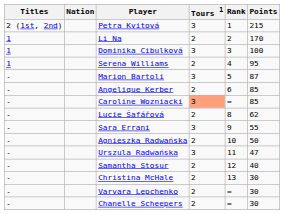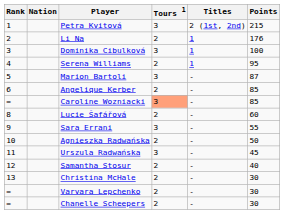columns swapped: (236, 12) <-> (34, 12)
(256, 38) 170 -> (256, 38) 176
(254, 114) 62 -> (254, 114) 60
(254, 152) 47 -> (254, 152) 45
